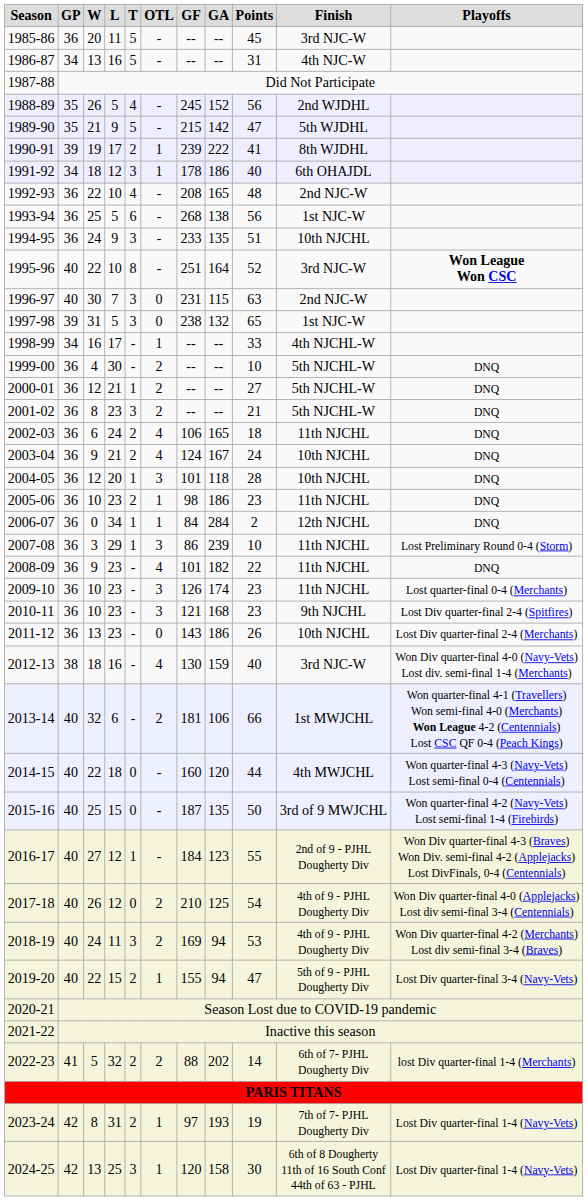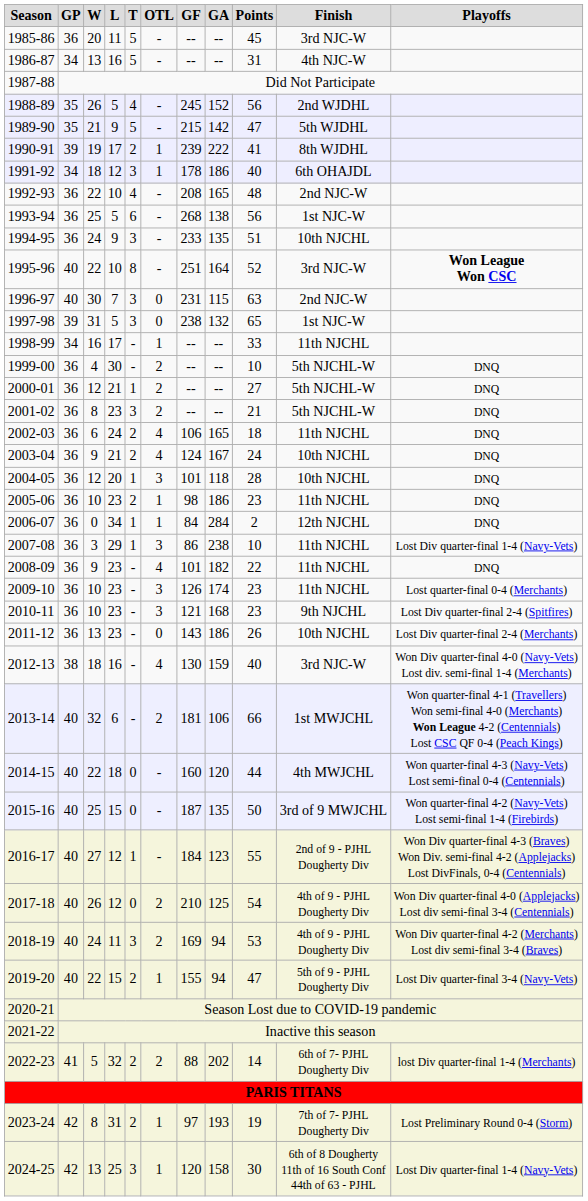(333, 344) 4th NJCHL-W -> (333, 344) 11th NJCHL
(219, 545) 239 -> (219, 545) 238
(487, 545) Lost Preliminary Round 0-4 (Storm) -> (487, 545) Lost Div quarter-final 1-4 (Navy-Vets)
(487, 1123) Lost Div quarter-final 1-4 (Navy-Vets) -> (487, 1123) Lost Preliminary Round 0-4 (Storm)
